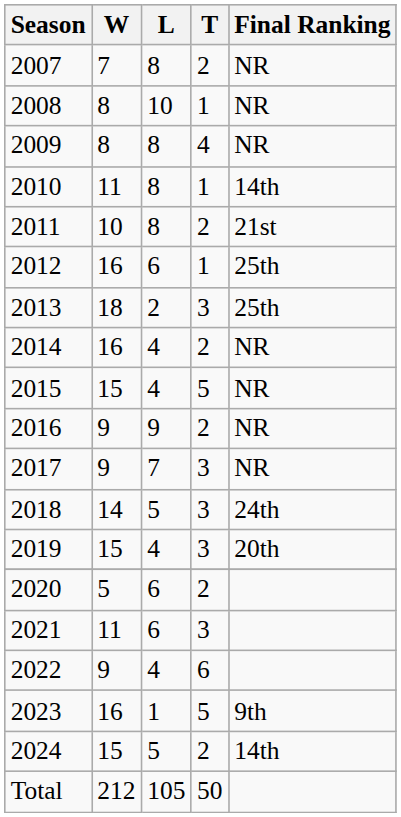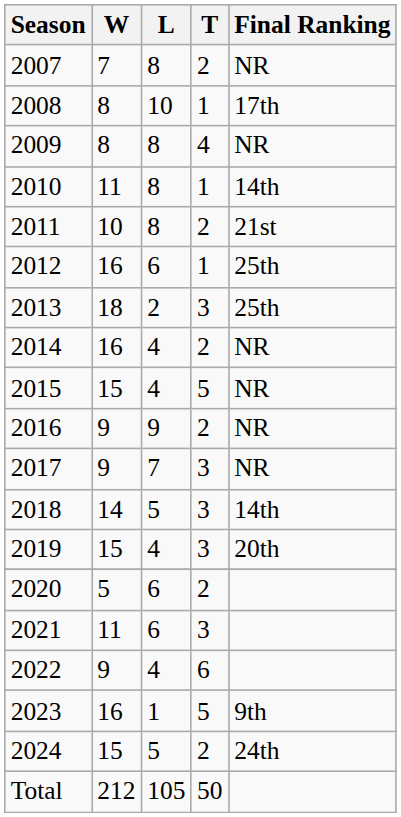(252, 105) NR -> (257, 105) 17th
(257, 508) 24th -> (257, 508) 14th
(257, 750) 14th -> (257, 750) 24th
